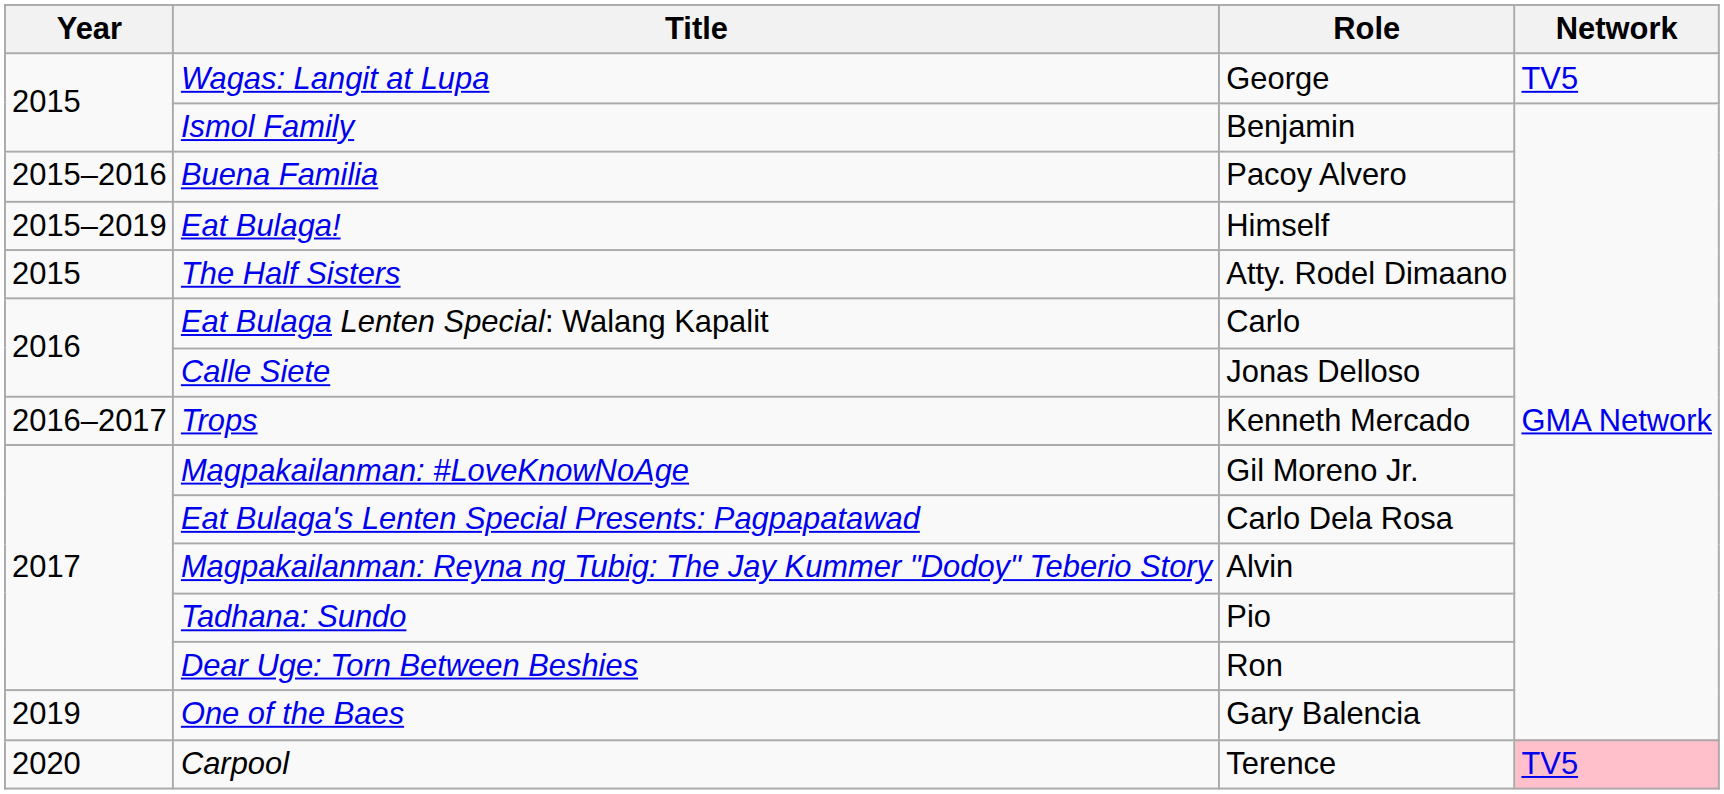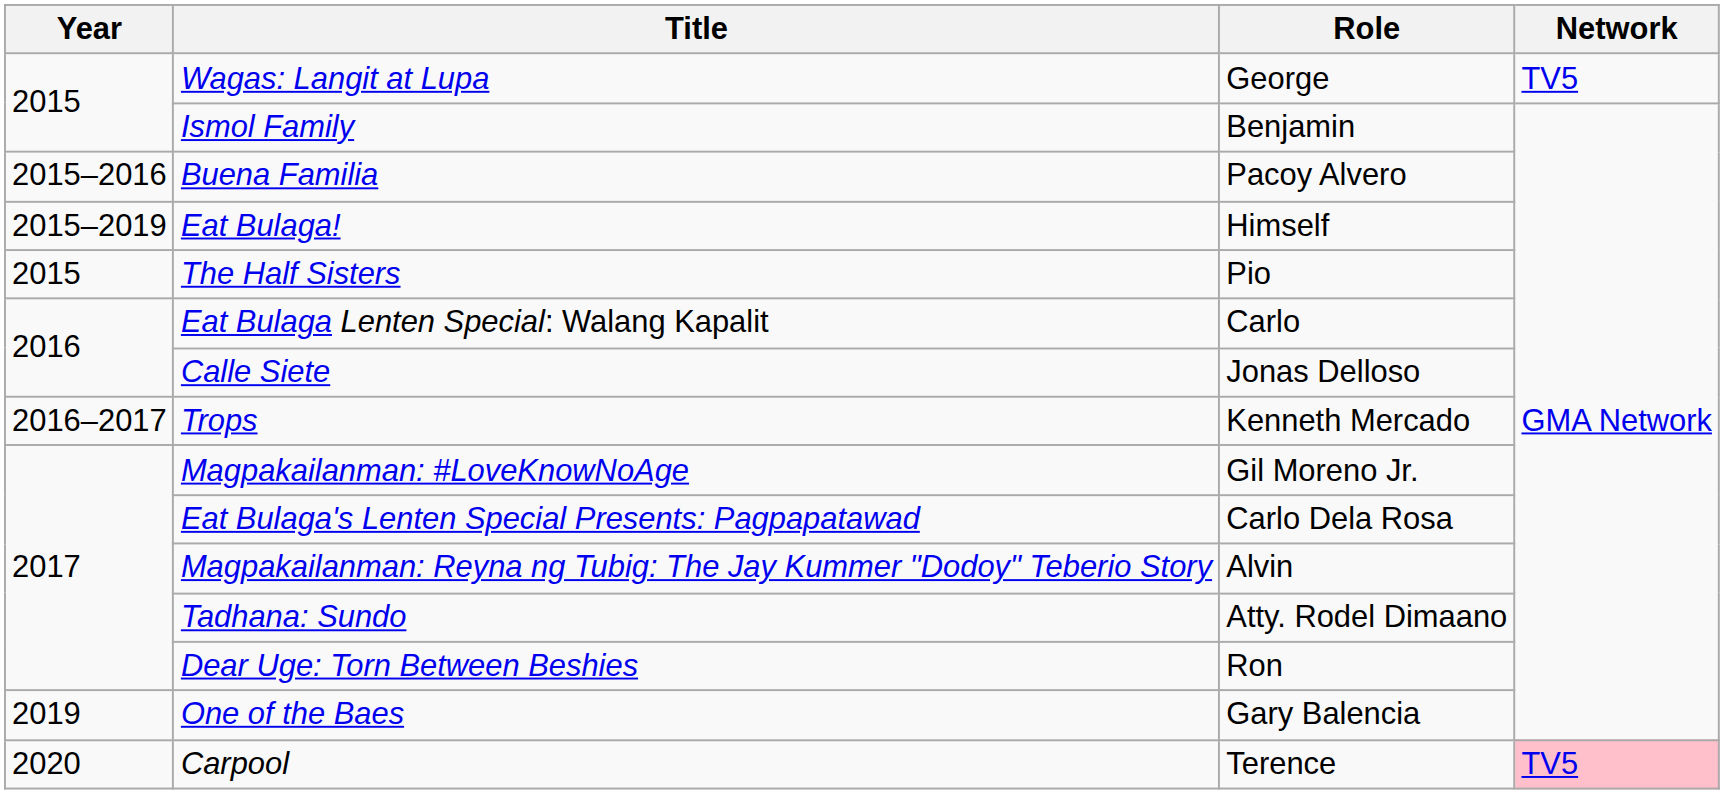(1367, 273) Atty. Rodel Dimaano -> (1249, 273) Pio
(1249, 616) Pio -> (1367, 616) Atty. Rodel Dimaano
